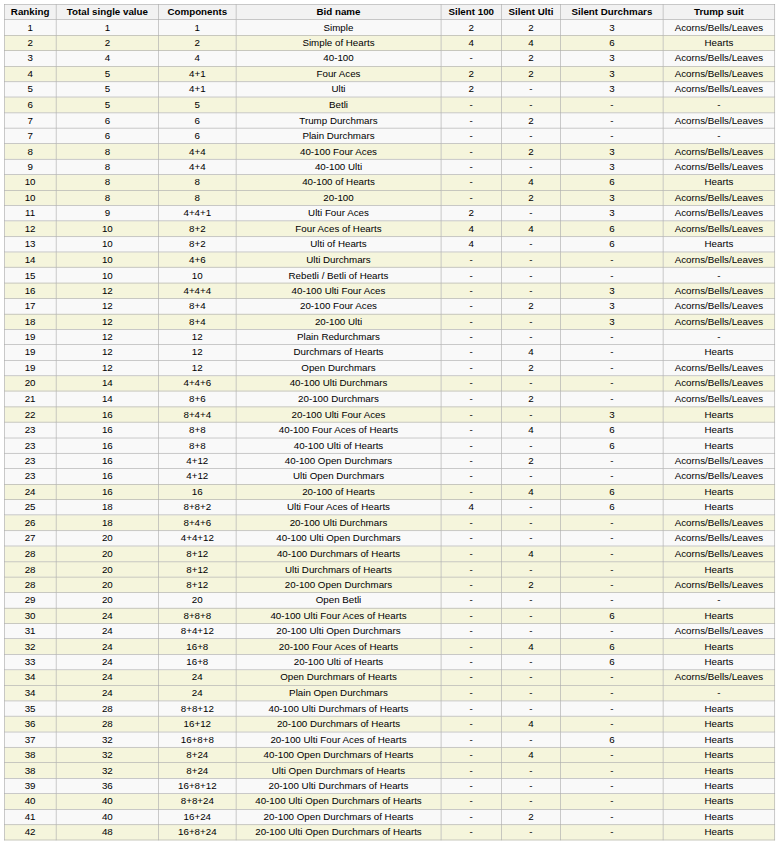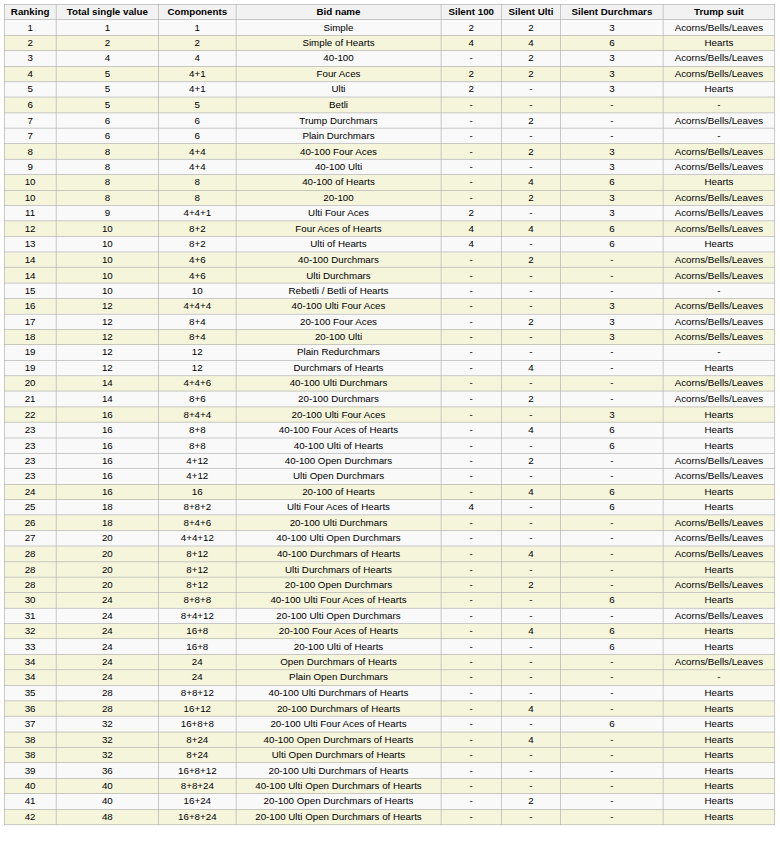(719, 89) Acorns/Bells/Leaves -> (719, 89) Hearts
+ row: (338, 259)
- row: (338, 368)
- row: (338, 600)
